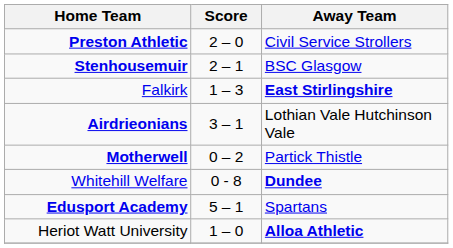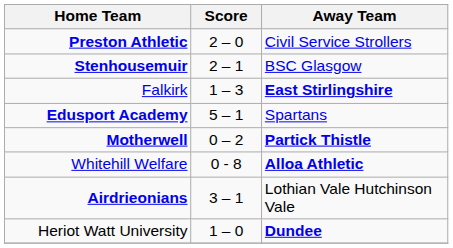rows swapped: (137, 123) <-> (117, 206)
(313, 157) normal -> (318, 139) bold
(293, 181) Dundee -> (314, 164) Alloa Athletic
(314, 231) Alloa Athletic -> (293, 231) Dundee
